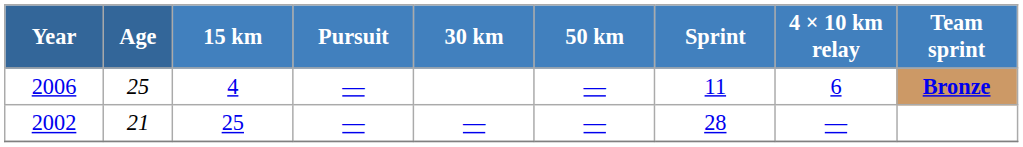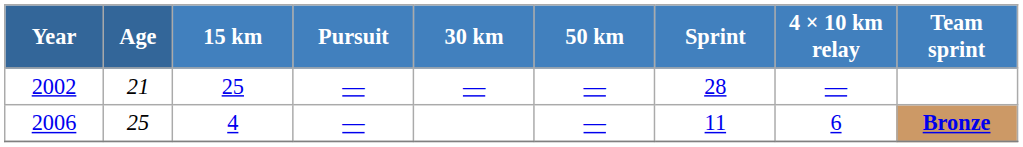rows swapped: (54, 123) <-> (54, 86)
